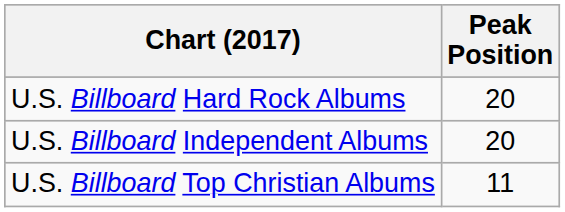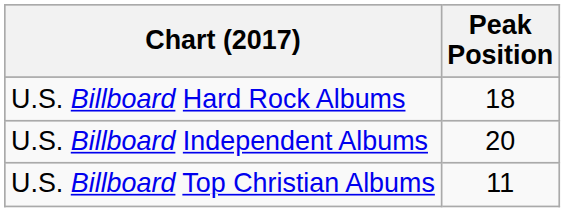(500, 98) 20 -> (500, 98) 18
